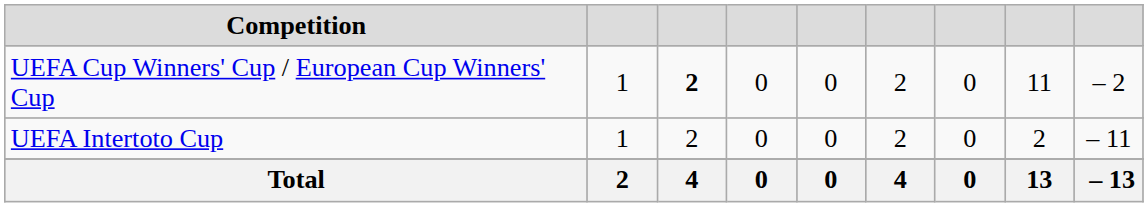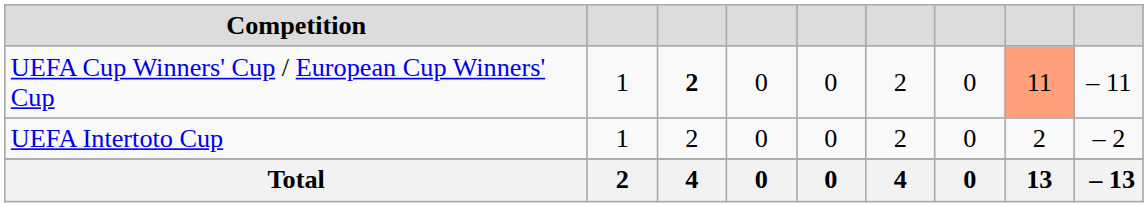(1039, 81) no background -> (1039, 81) lightsalmon background
(1109, 81) – 2 -> (1109, 81) – 11
(1109, 138) – 11 -> (1109, 138) – 2
